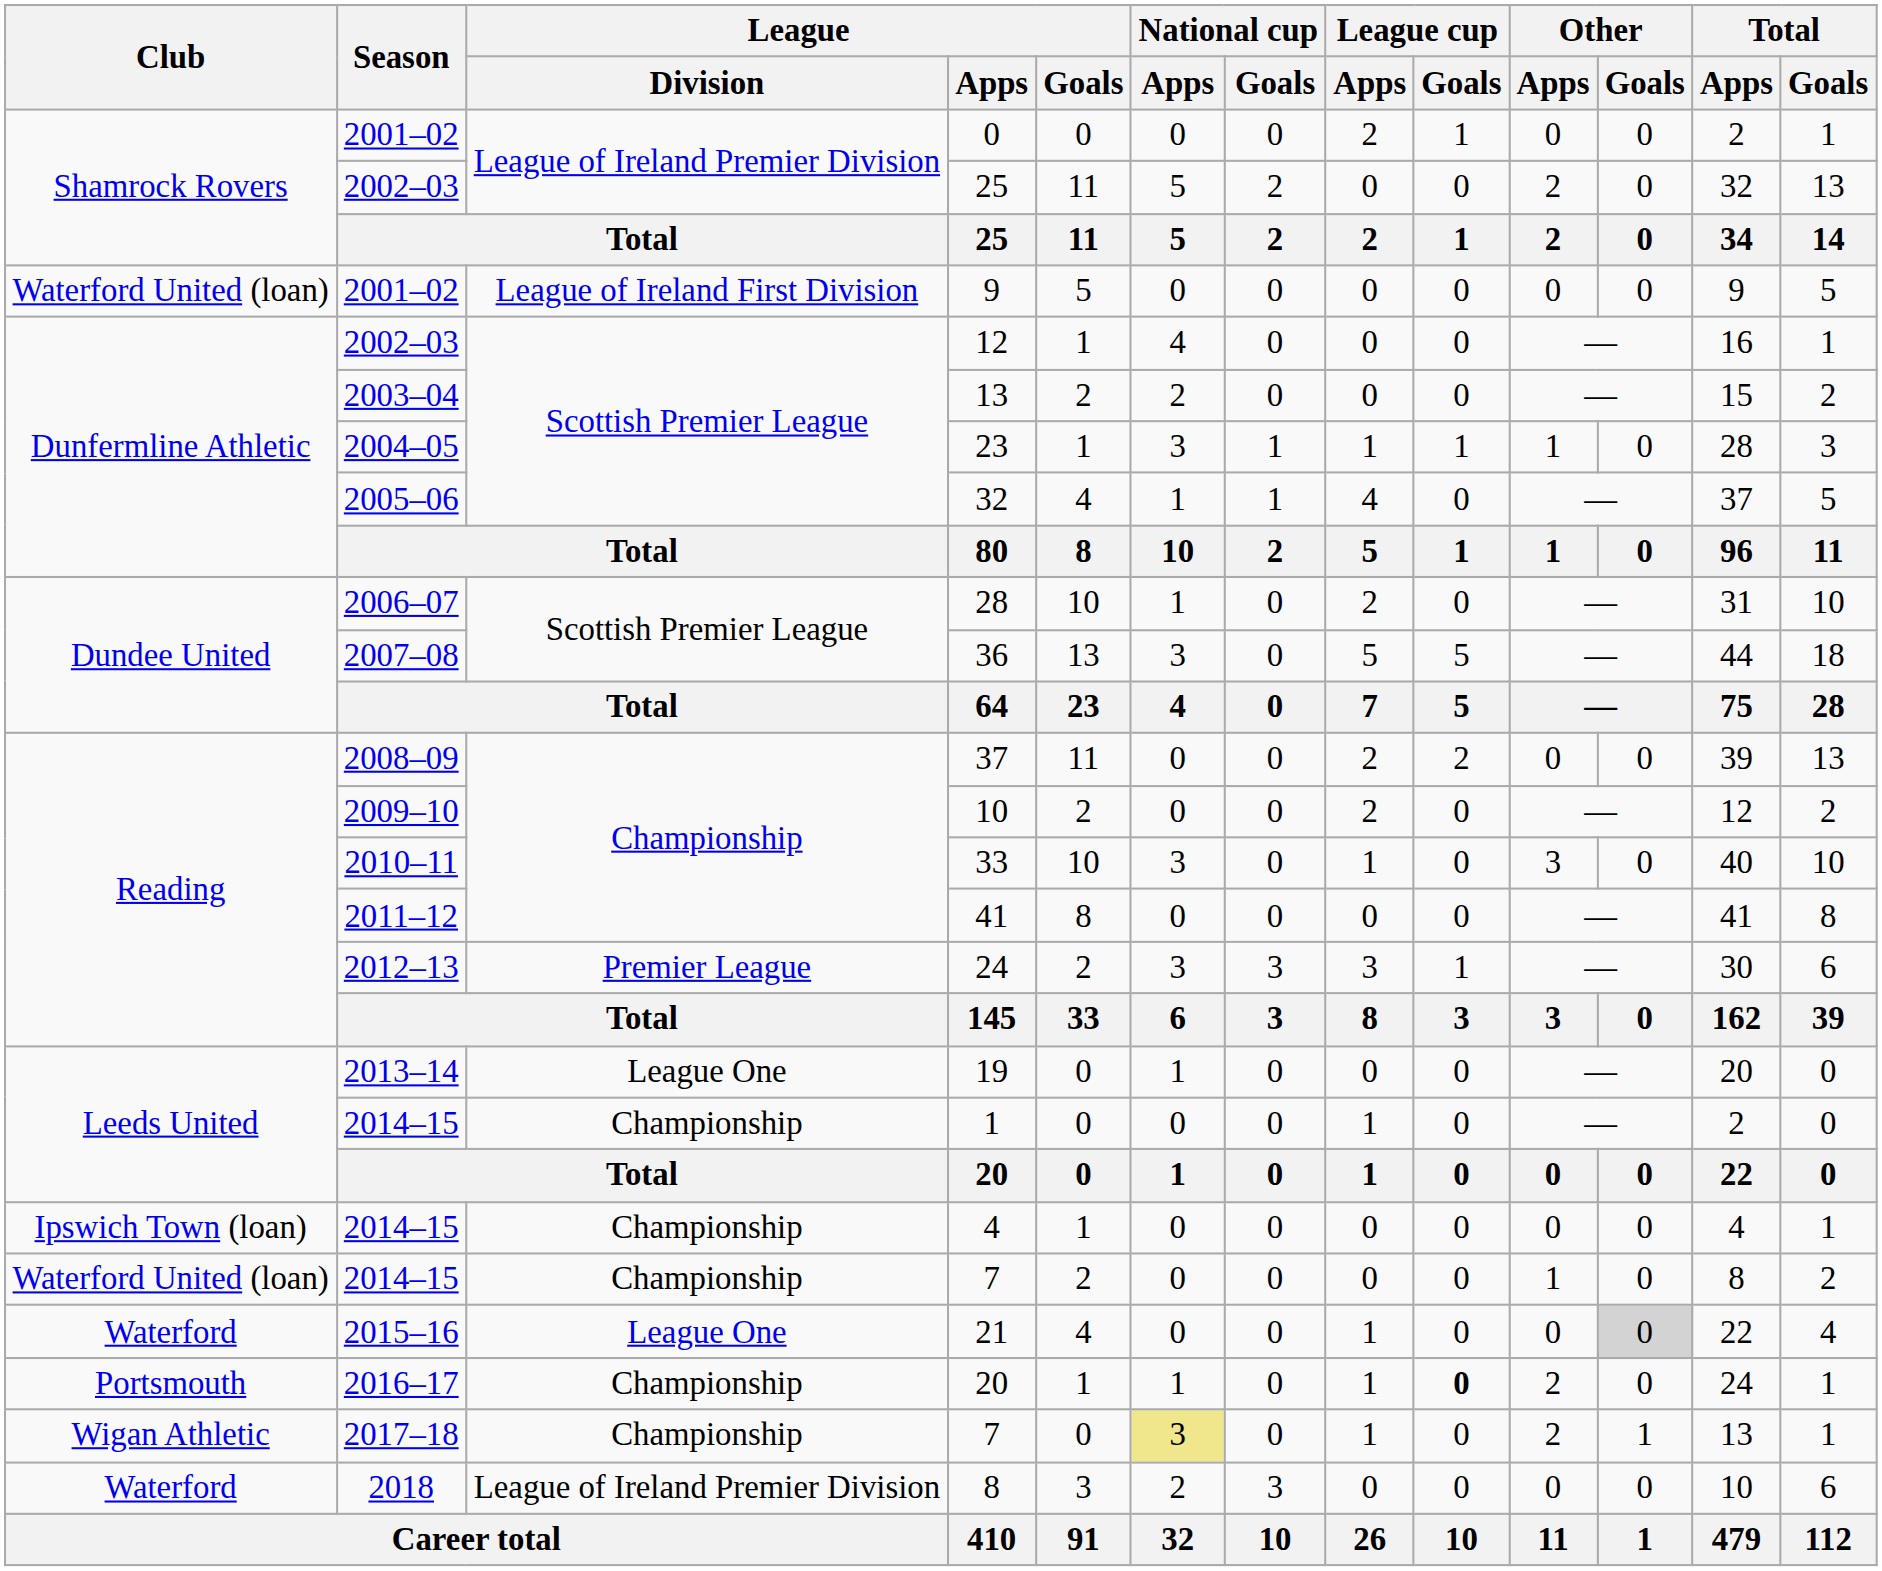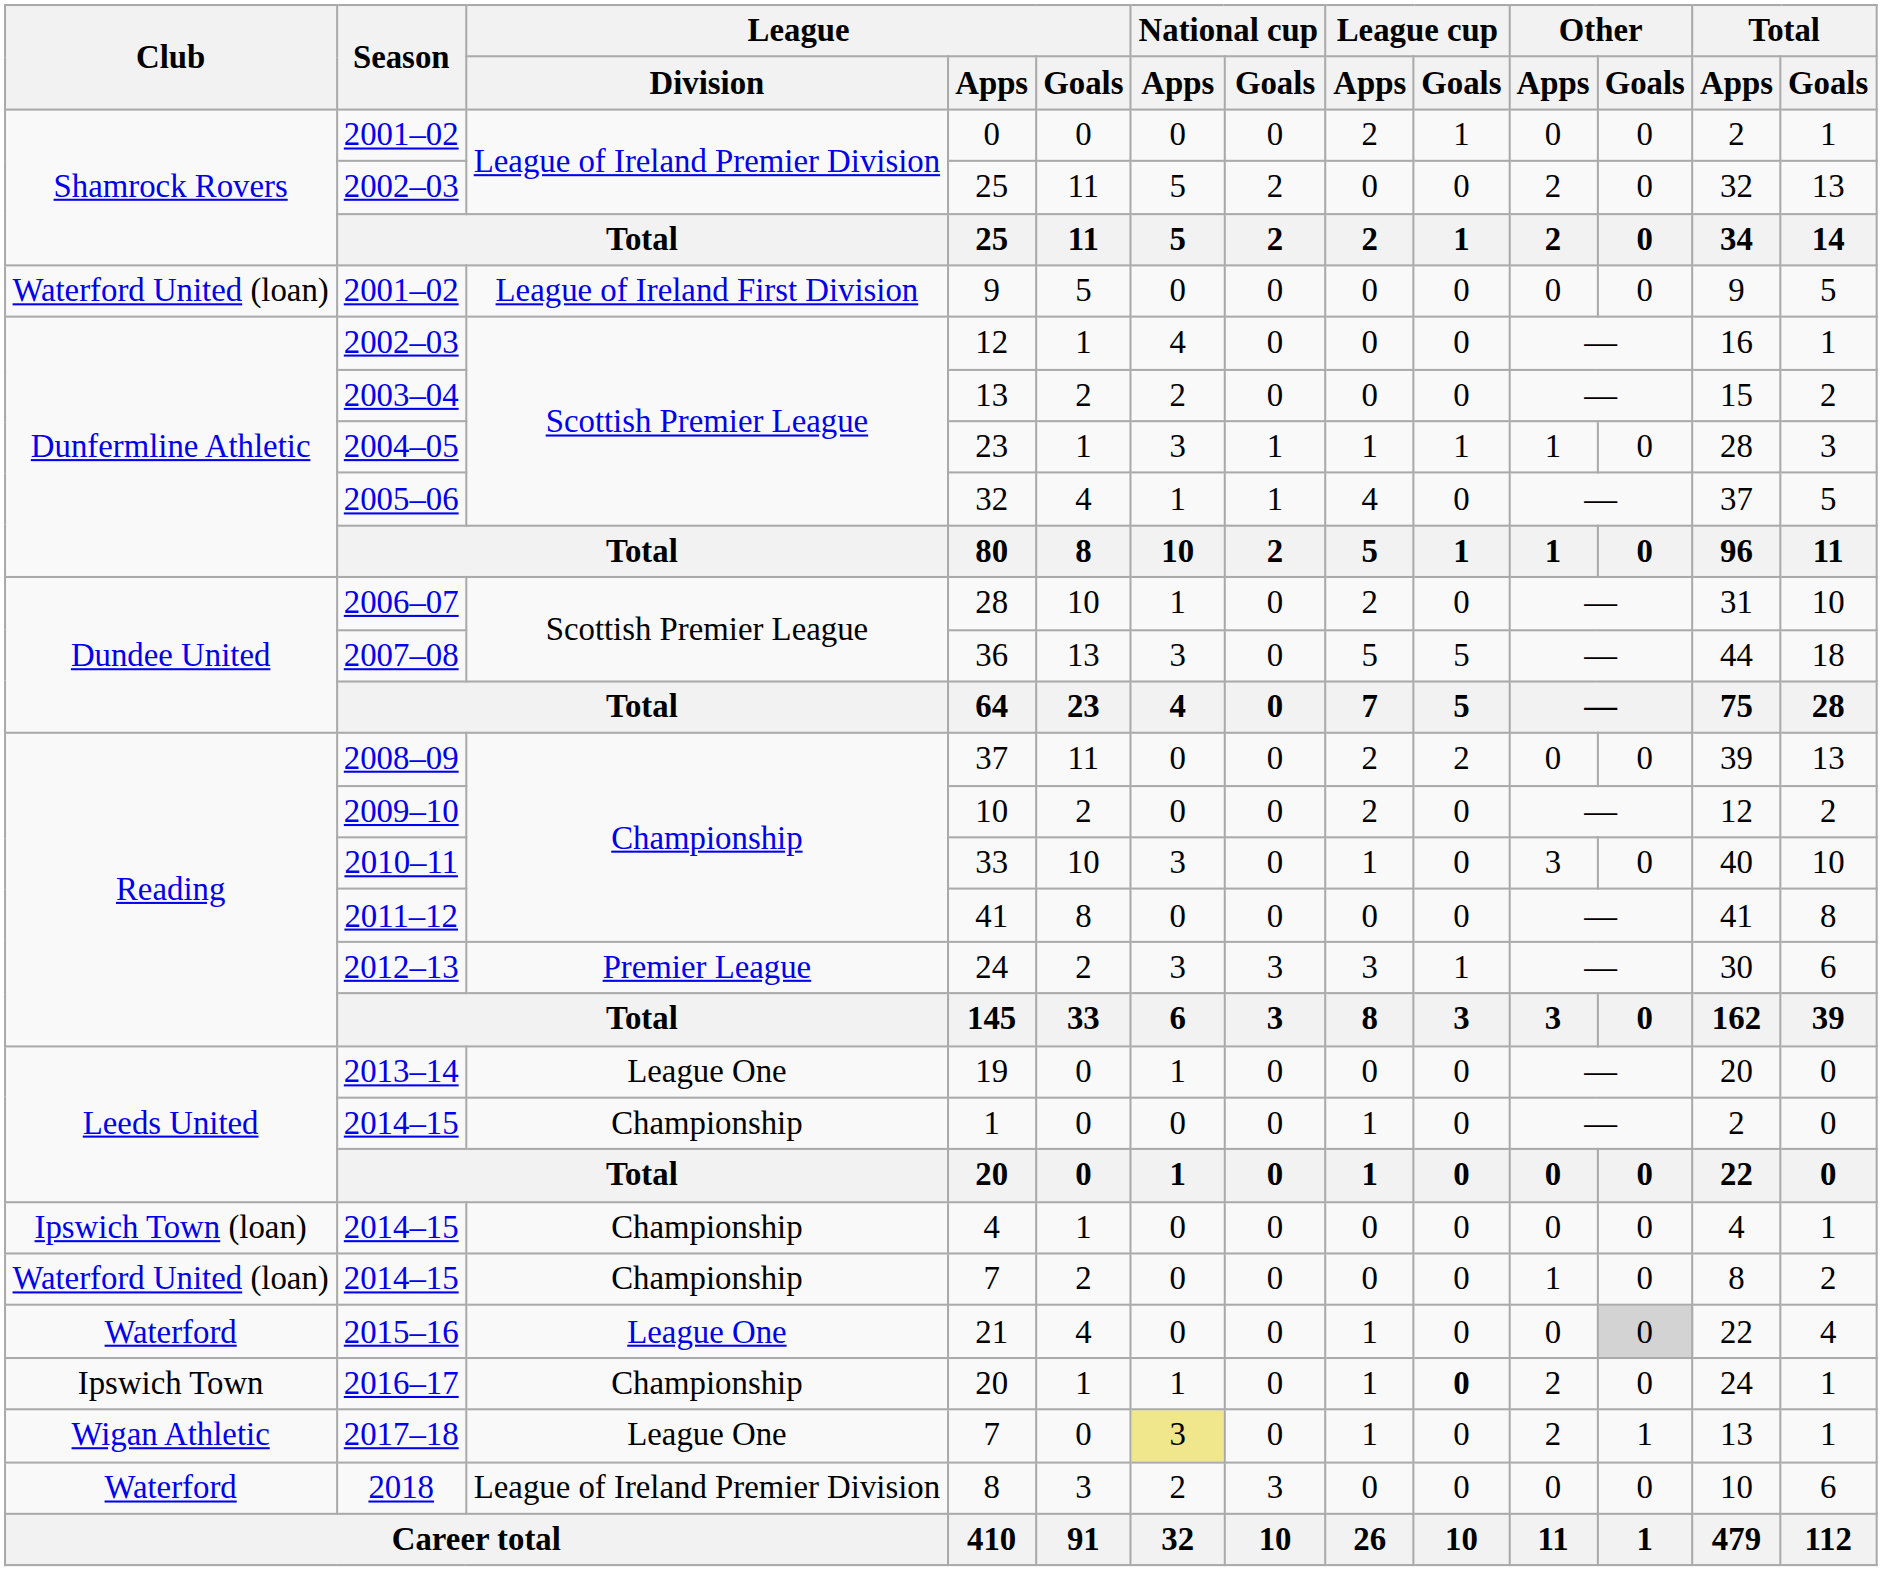(171, 1382) Portsmouth -> (171, 1382) Ipswich Town
(707, 1435) Championship -> (707, 1435) League One
